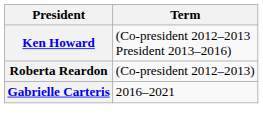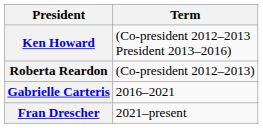+ row: (59, 112)
